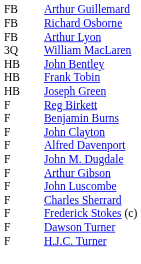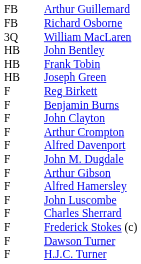- row: (73, 37)
+ row: (84, 132)
+ row: (85, 186)
